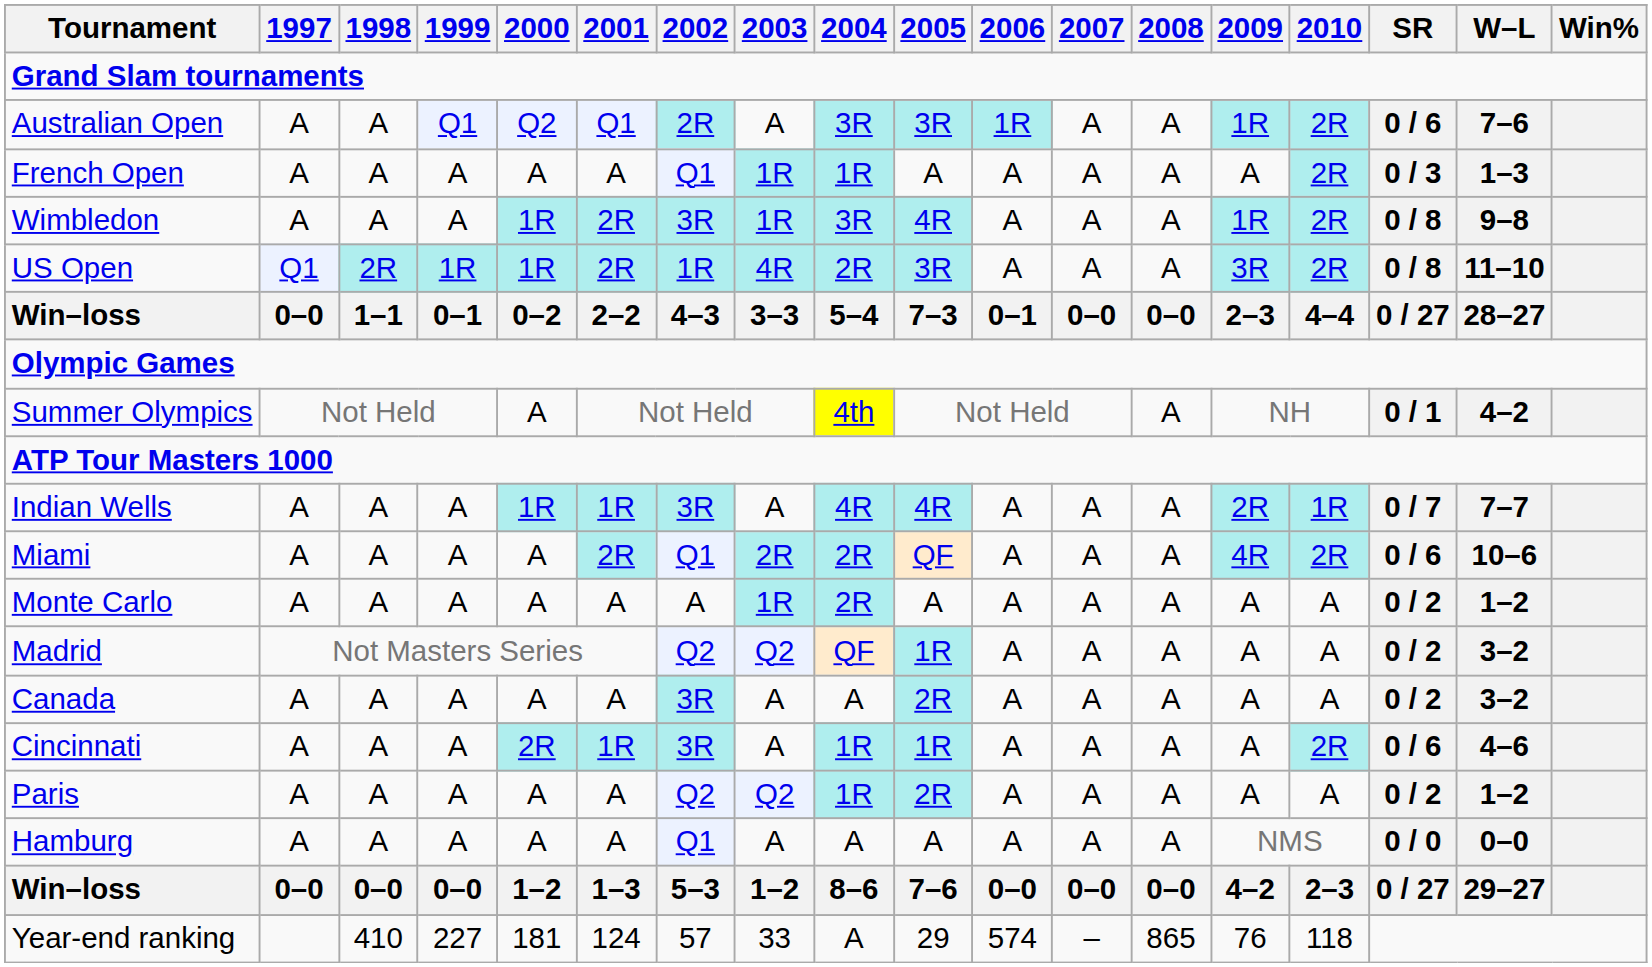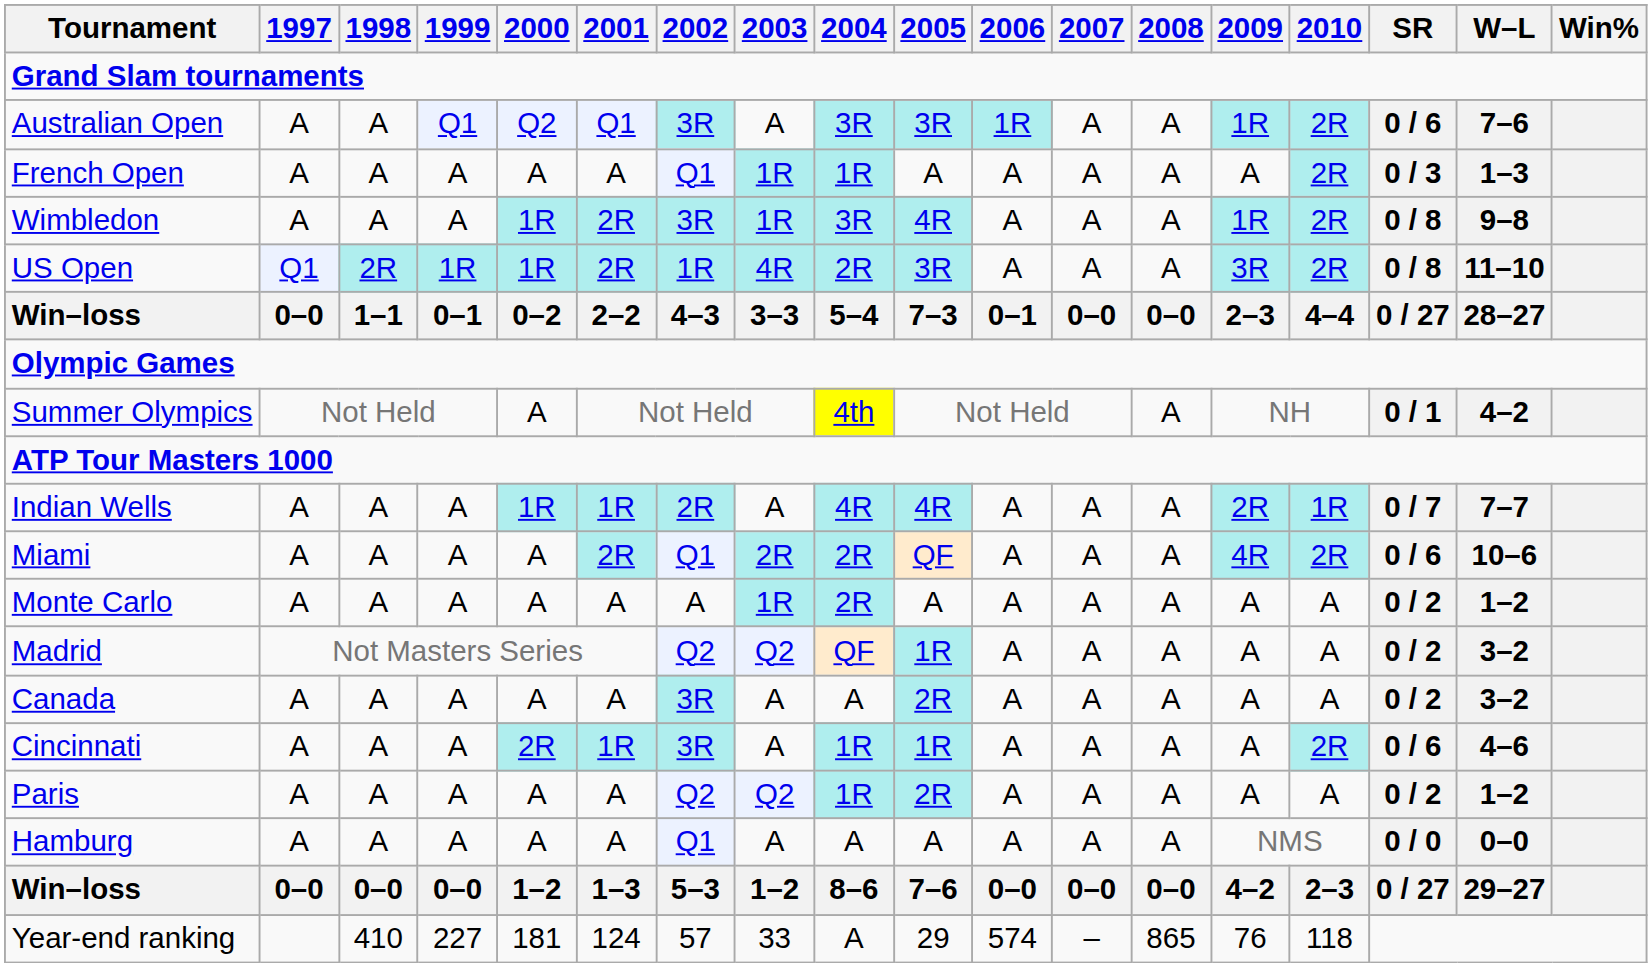(695, 123) 2R -> (695, 123) 3R
(695, 506) 3R -> (695, 506) 2R
